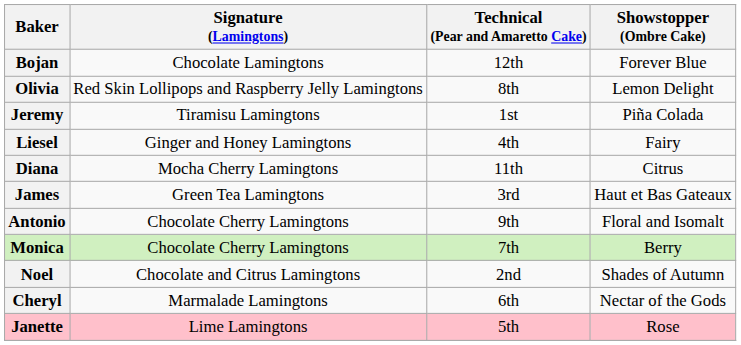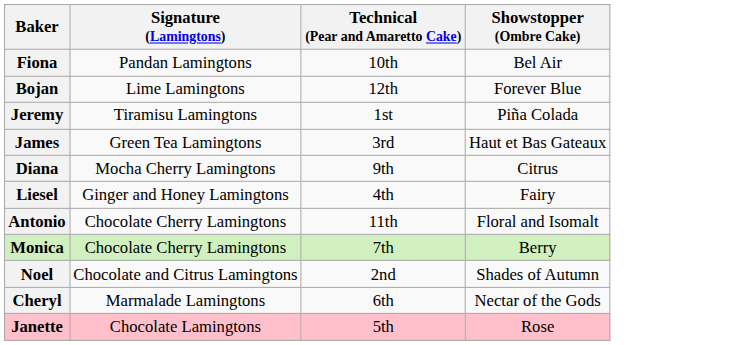+ row: (37, 62)
(248, 62) Chocolate Lamingtons -> (185, 89) Lime Lamingtons
- row: (37, 89)
rows swapped: (37, 141) <-> (37, 194)
(509, 168) 11th -> (383, 168) 9th
(509, 221) 9th -> (383, 221) 11th
(248, 326) Lime Lamingtons -> (185, 326) Chocolate Lamingtons
